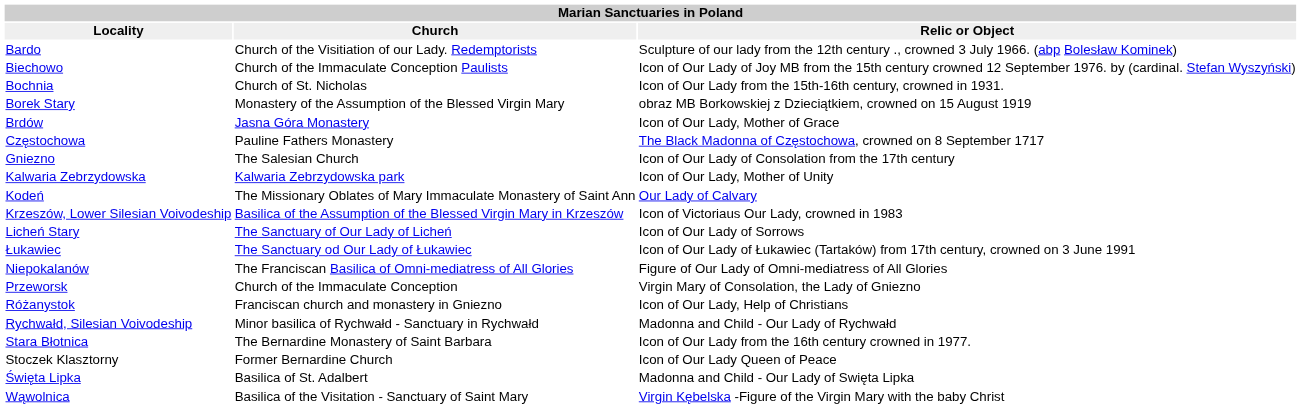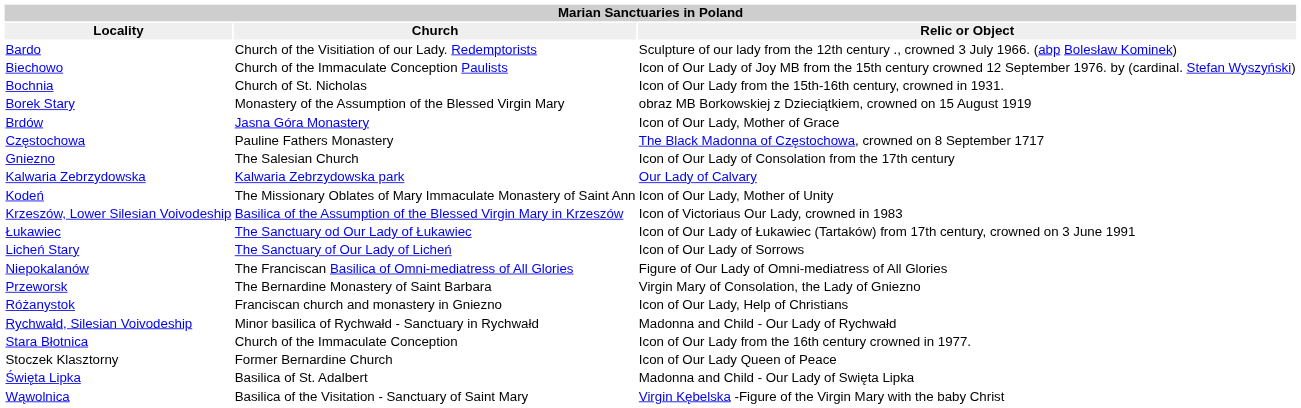(736, 177) Icon of Our Lady, Mother of Unity -> (698, 177) Our Lady of Calvary
(698, 195) Our Lady of Calvary -> (736, 195) Icon of Our Lady, Mother of Unity
rows swapped: (42, 232) <-> (33, 250)
(346, 286) Church of the Immaculate Conception -> (363, 286) The Bernardine Monastery of Saint Barbara
(363, 341) The Bernardine Monastery of Saint Barbara -> (346, 341) Church of the Immaculate Conception
